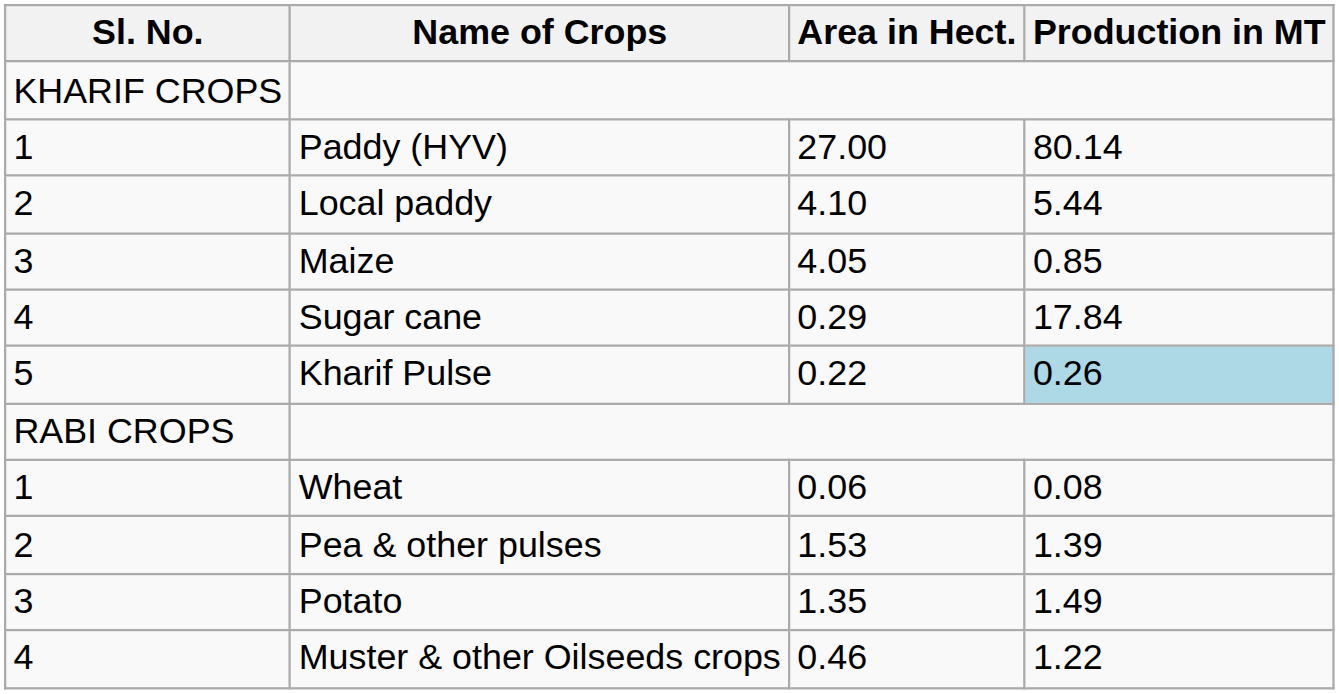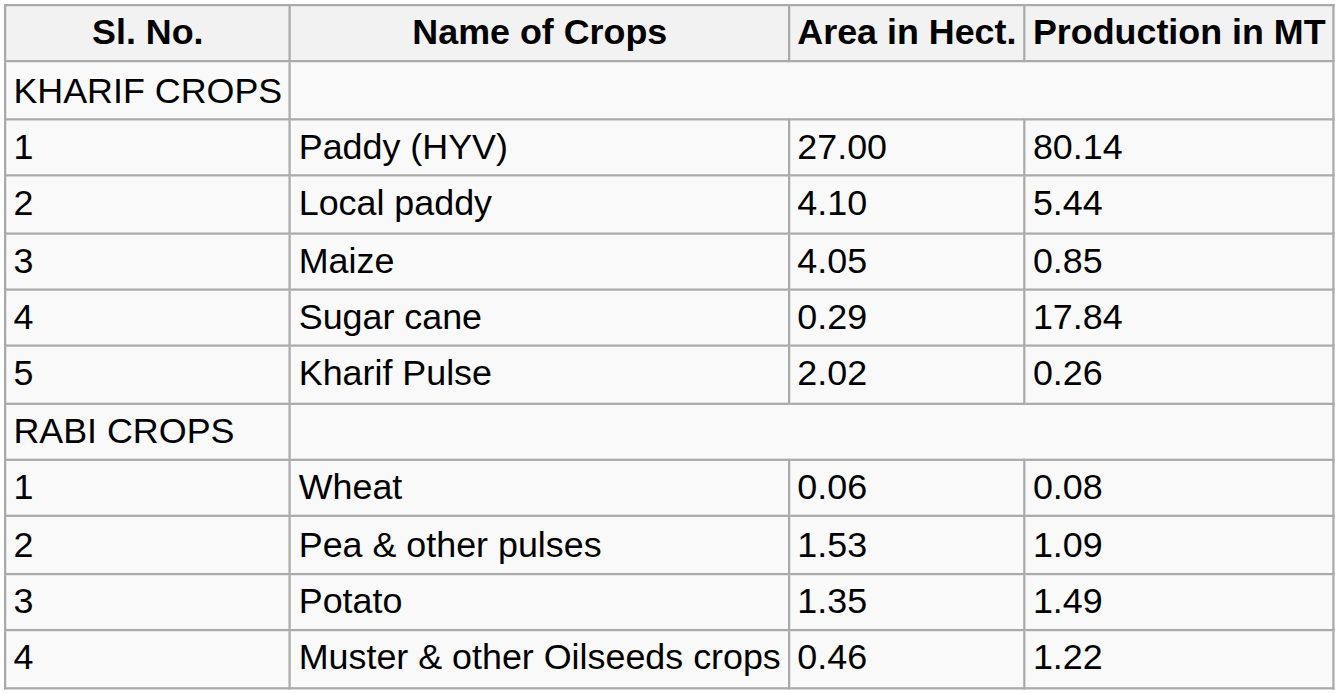(832, 373) 0.22 -> (832, 373) 2.02
(1068, 373) lightblue background -> (1068, 373) no background
(1068, 544) 1.39 -> (1068, 544) 1.09
